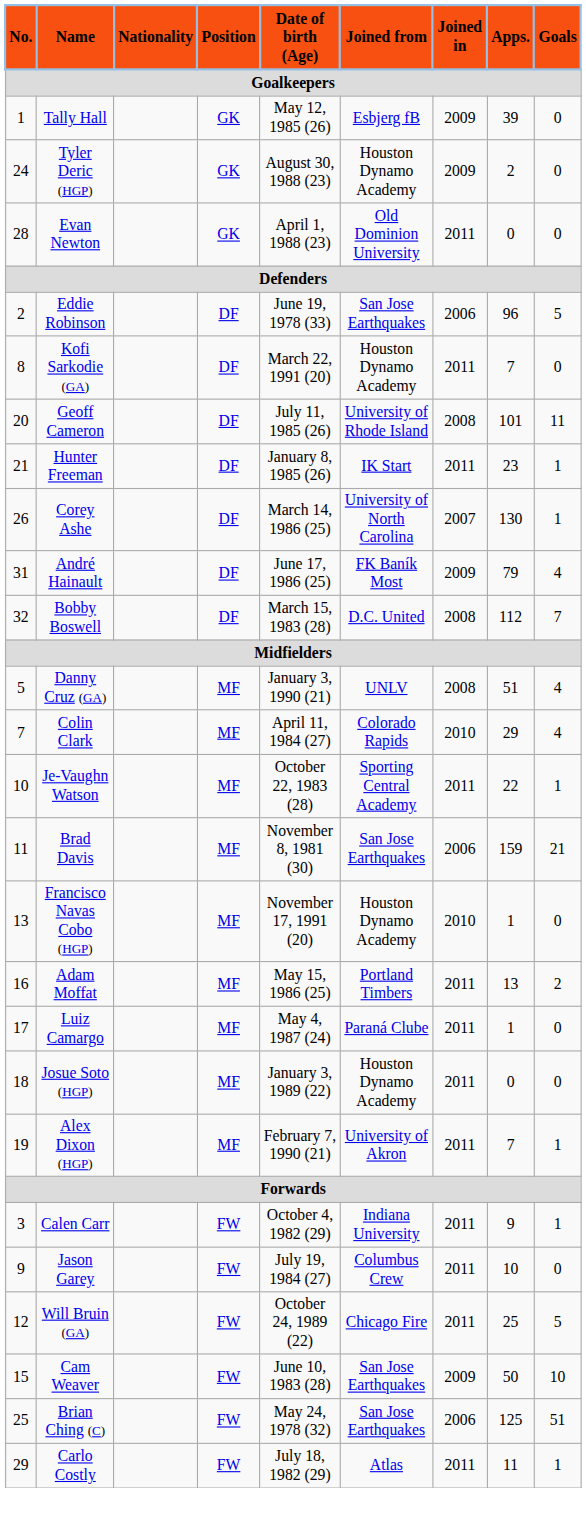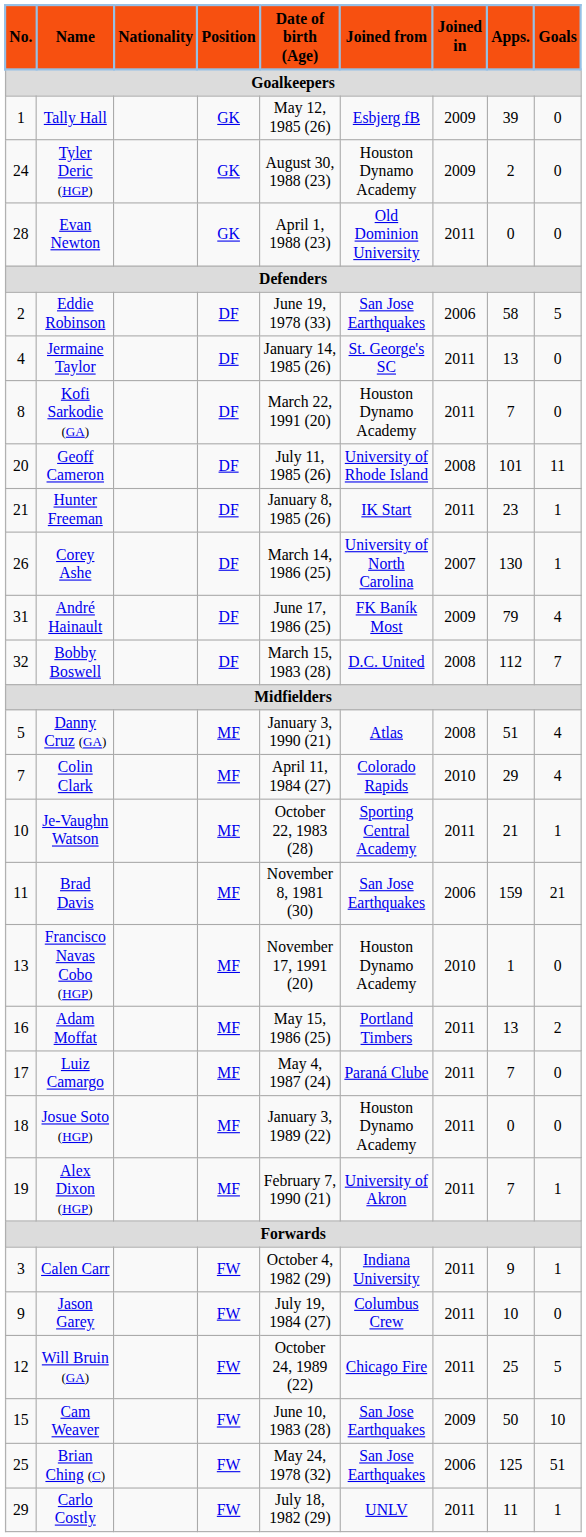(511, 314) 96 -> (511, 314) 58
+ row: (75, 358)
(386, 688) UNLV -> (386, 732) Atlas
(511, 786) 22 -> (511, 830) 21
(511, 1028) 1 -> (511, 1073) 7
(386, 1465) Atlas -> (386, 1510) UNLV
